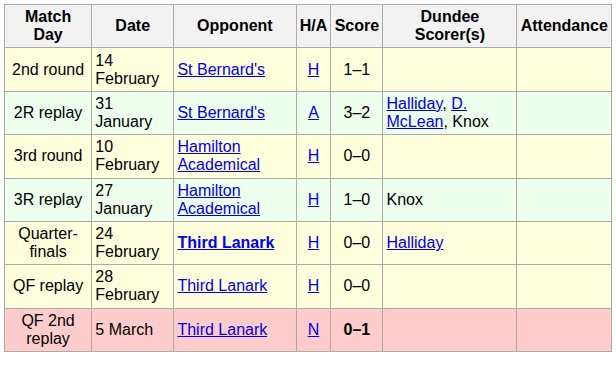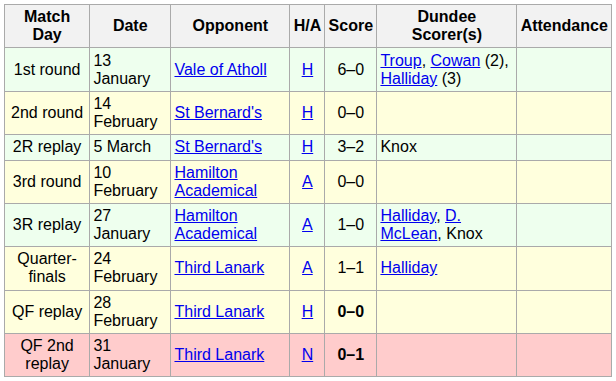+ row: (47, 69)
(357, 69) 1–1 -> (351, 112) 0–0
(124, 112) 31 January -> (122, 147) 5 March
(313, 112) A -> (307, 147) H
(438, 112) Halliday, D. McLean, Knox -> (399, 147) Knox
(314, 156) H -> (307, 181) A
(314, 199) H -> (307, 225) A
(405, 199) Knox -> (432, 225) Halliday, D. McLean, Knox
(226, 243) bold -> (219, 268) normal
(314, 243) H -> (307, 268) A
(357, 243) 0–0 -> (351, 268) 1–1
(357, 286) normal -> (351, 311) bold
(124, 329) 5 March -> (122, 355) 31 January
